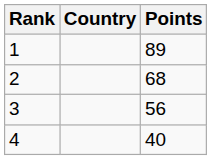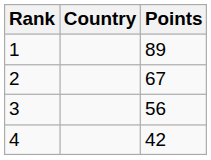(155, 79) 68 -> (155, 79) 67
(155, 139) 40 -> (155, 139) 42
